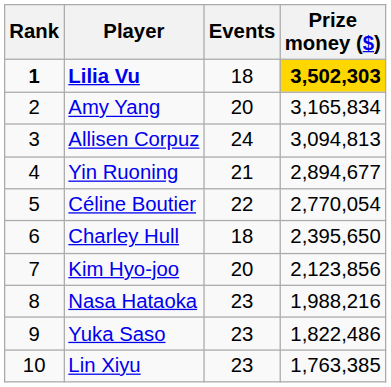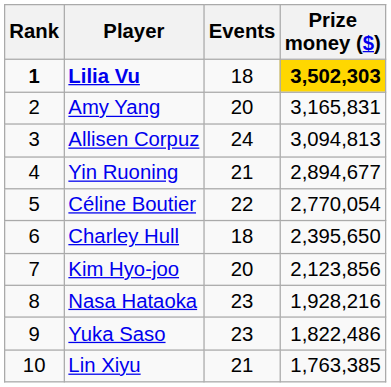(336, 107) 3,165,834 -> (336, 107) 3,165,831
(336, 301) 1,988,216 -> (336, 301) 1,928,216
(242, 365) 23 -> (242, 365) 21
